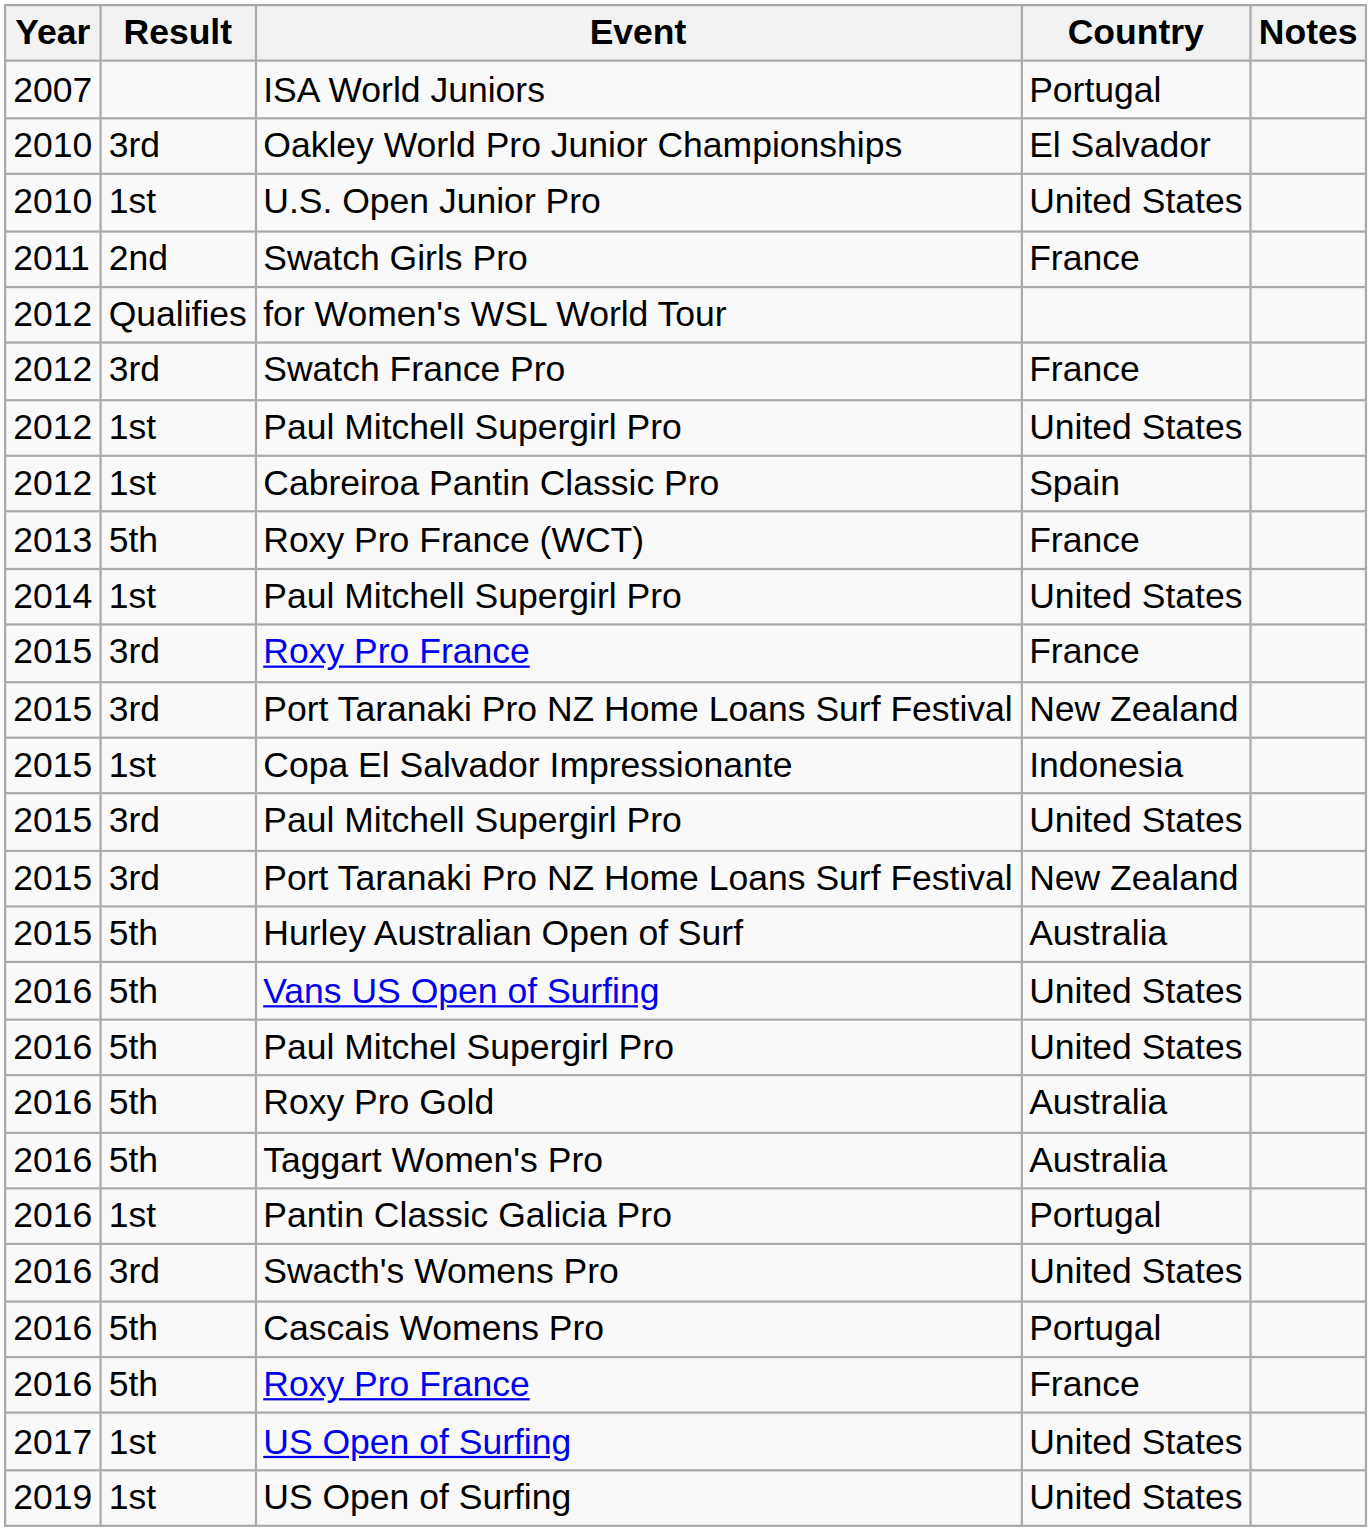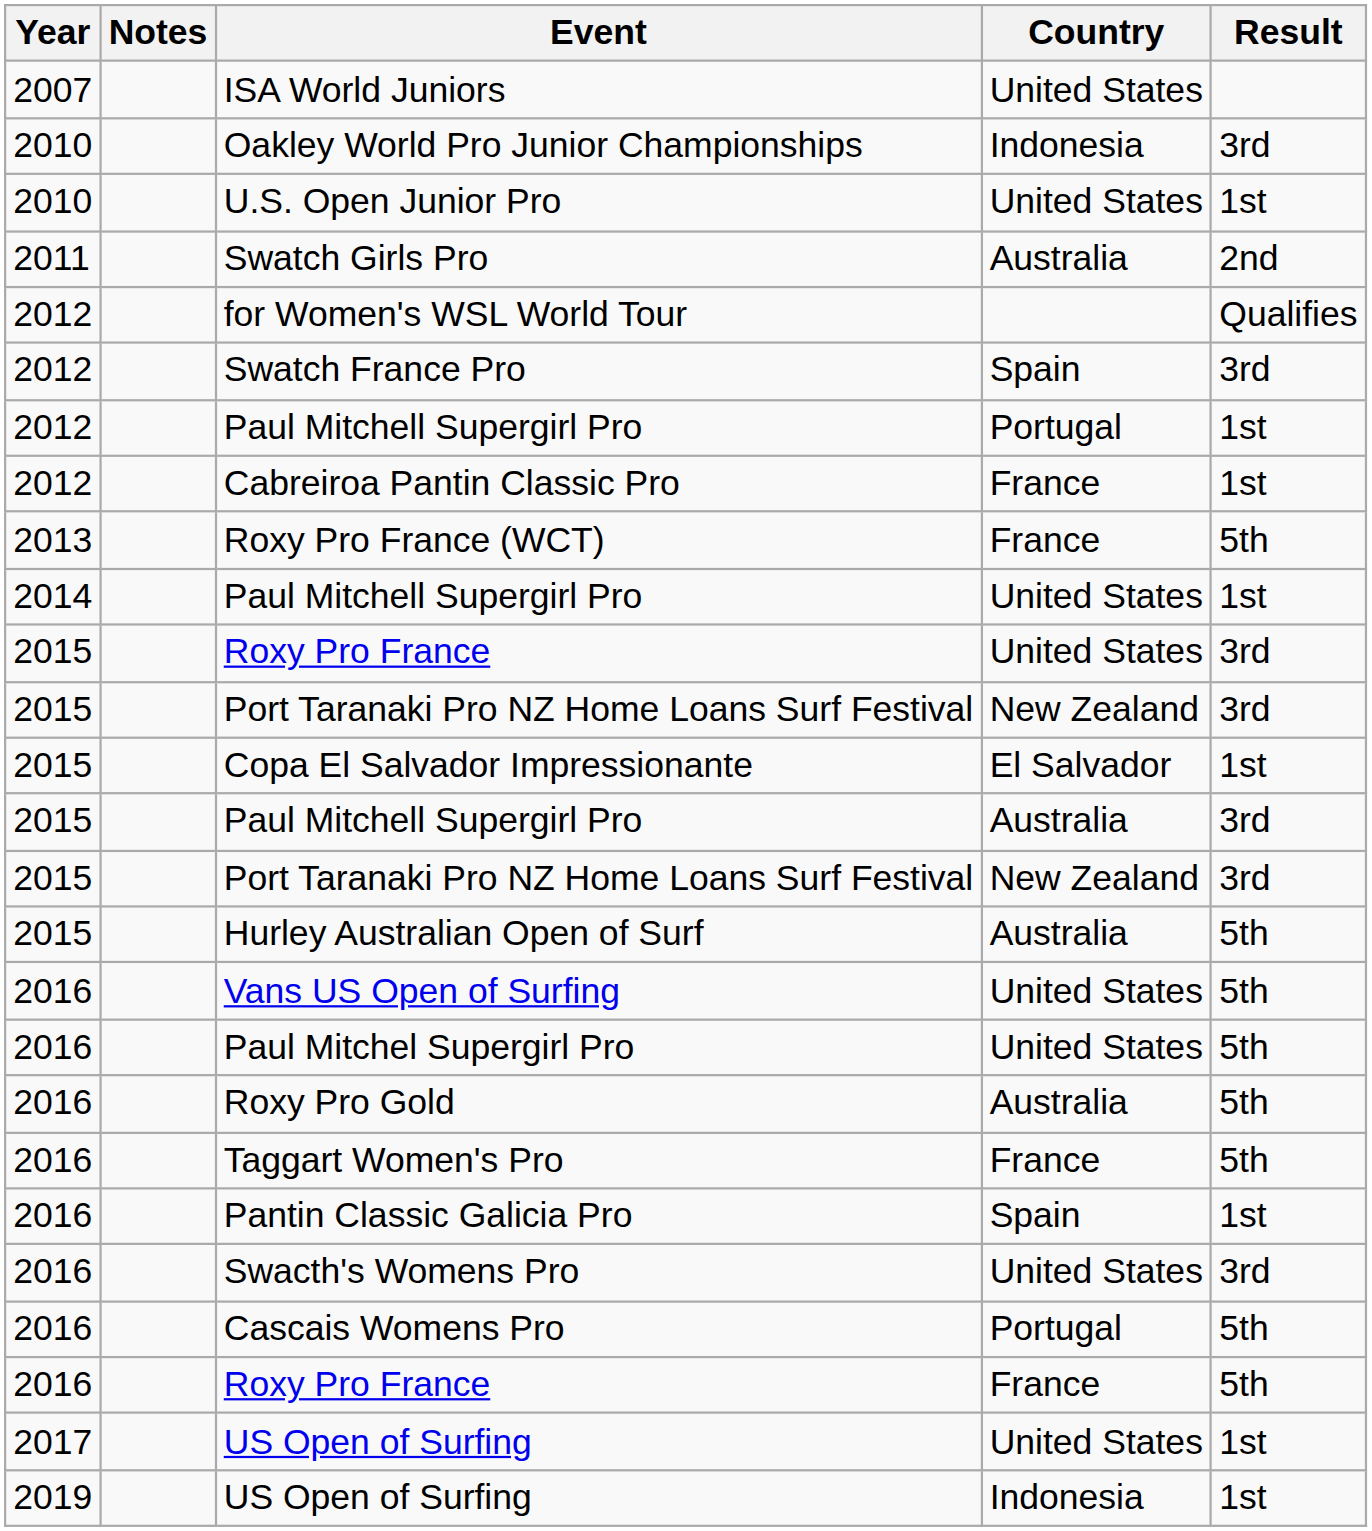columns swapped: (178, 32) <-> (1308, 32)
(1095, 88) Portugal -> (1096, 88) United States
(1120, 145) El Salvador -> (1067, 145) Indonesia
(1084, 257) France -> (1059, 257) Australia
(1084, 370) France -> (1035, 370) Spain
(1136, 426) United States -> (1056, 426) Portugal
(1075, 483) Spain -> (1045, 483) France
(1084, 652) France -> (1096, 652) United States
(1106, 764) Indonesia -> (1080, 764) El Salvador
(1136, 821) United States -> (1059, 821) Australia
(1098, 1159) Australia -> (1045, 1159) France
(1095, 1215) Portugal -> (1035, 1215) Spain
(1136, 1497) United States -> (1067, 1497) Indonesia
